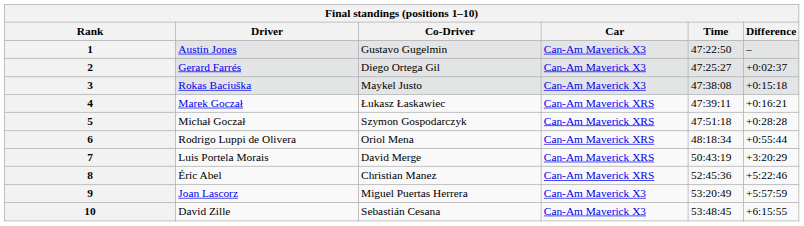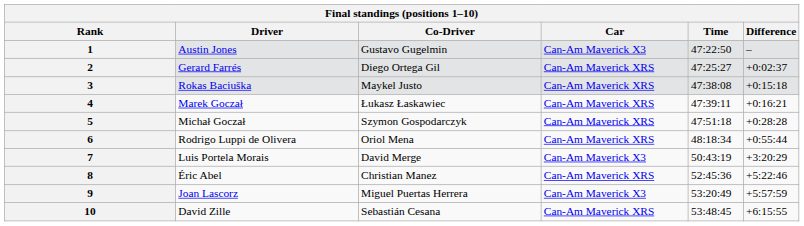(595, 67) Can-Am Maverick X3 -> (599, 67) Can-Am Maverick XRS
(595, 85) Can-Am Maverick X3 -> (599, 85) Can-Am Maverick XRS
(599, 157) Can-Am Maverick XRS -> (595, 157) Can-Am Maverick X3
(595, 211) Can-Am Maverick X3 -> (599, 211) Can-Am Maverick XRS
